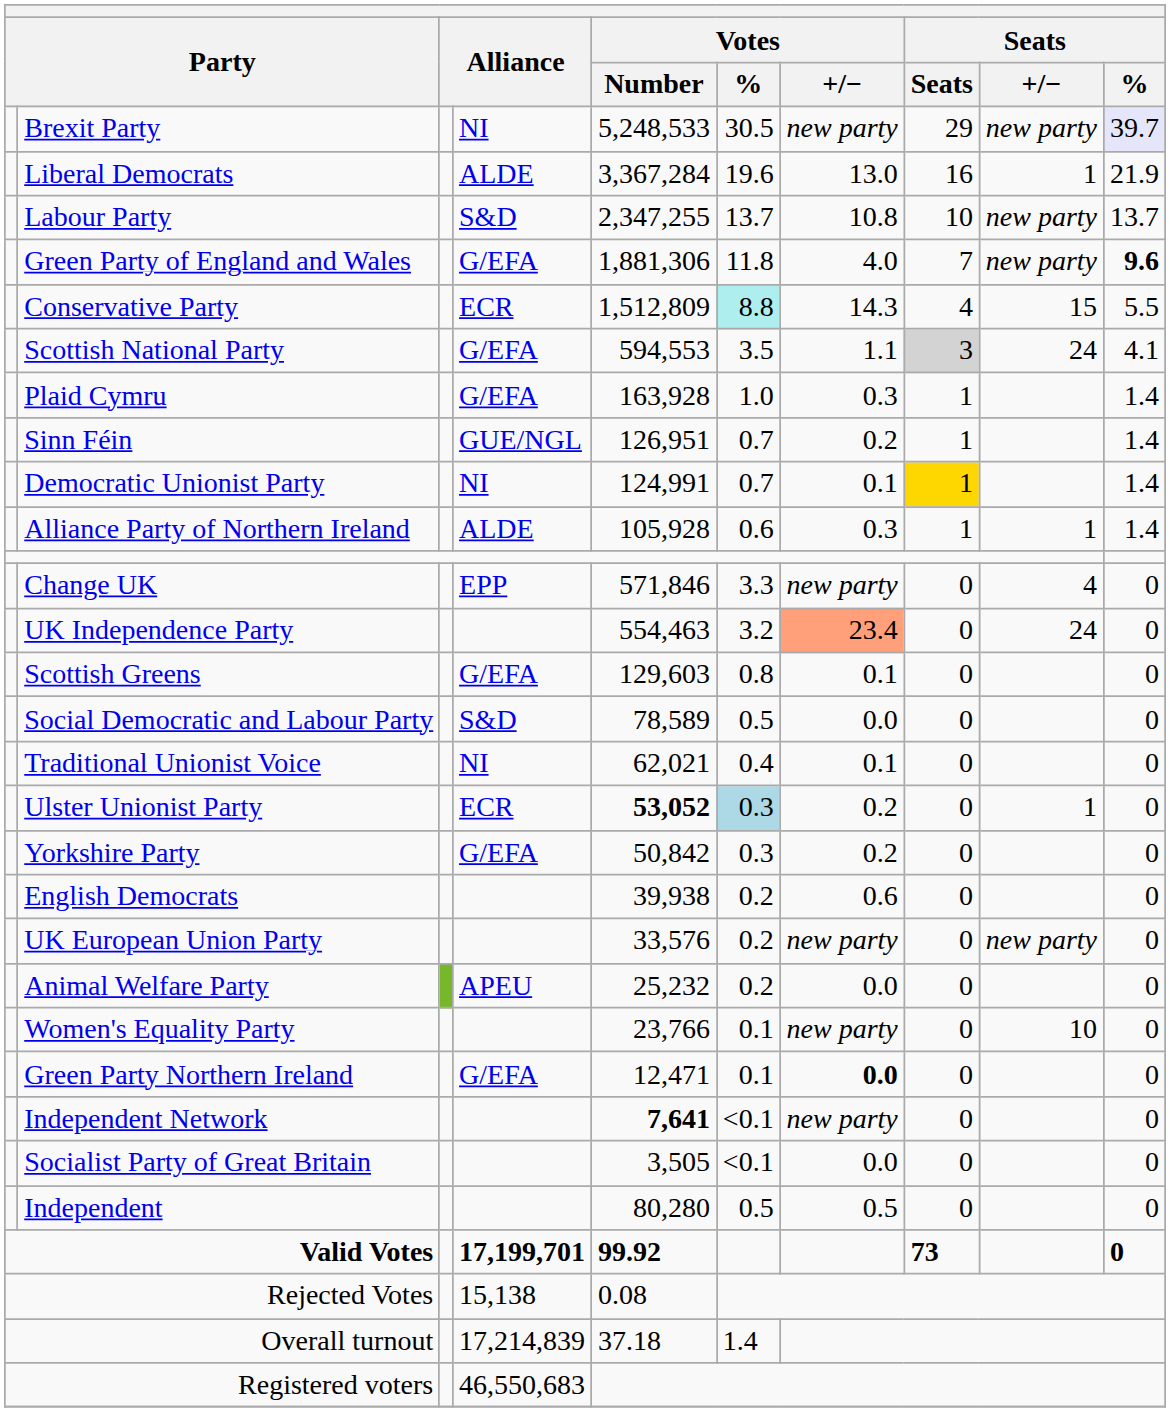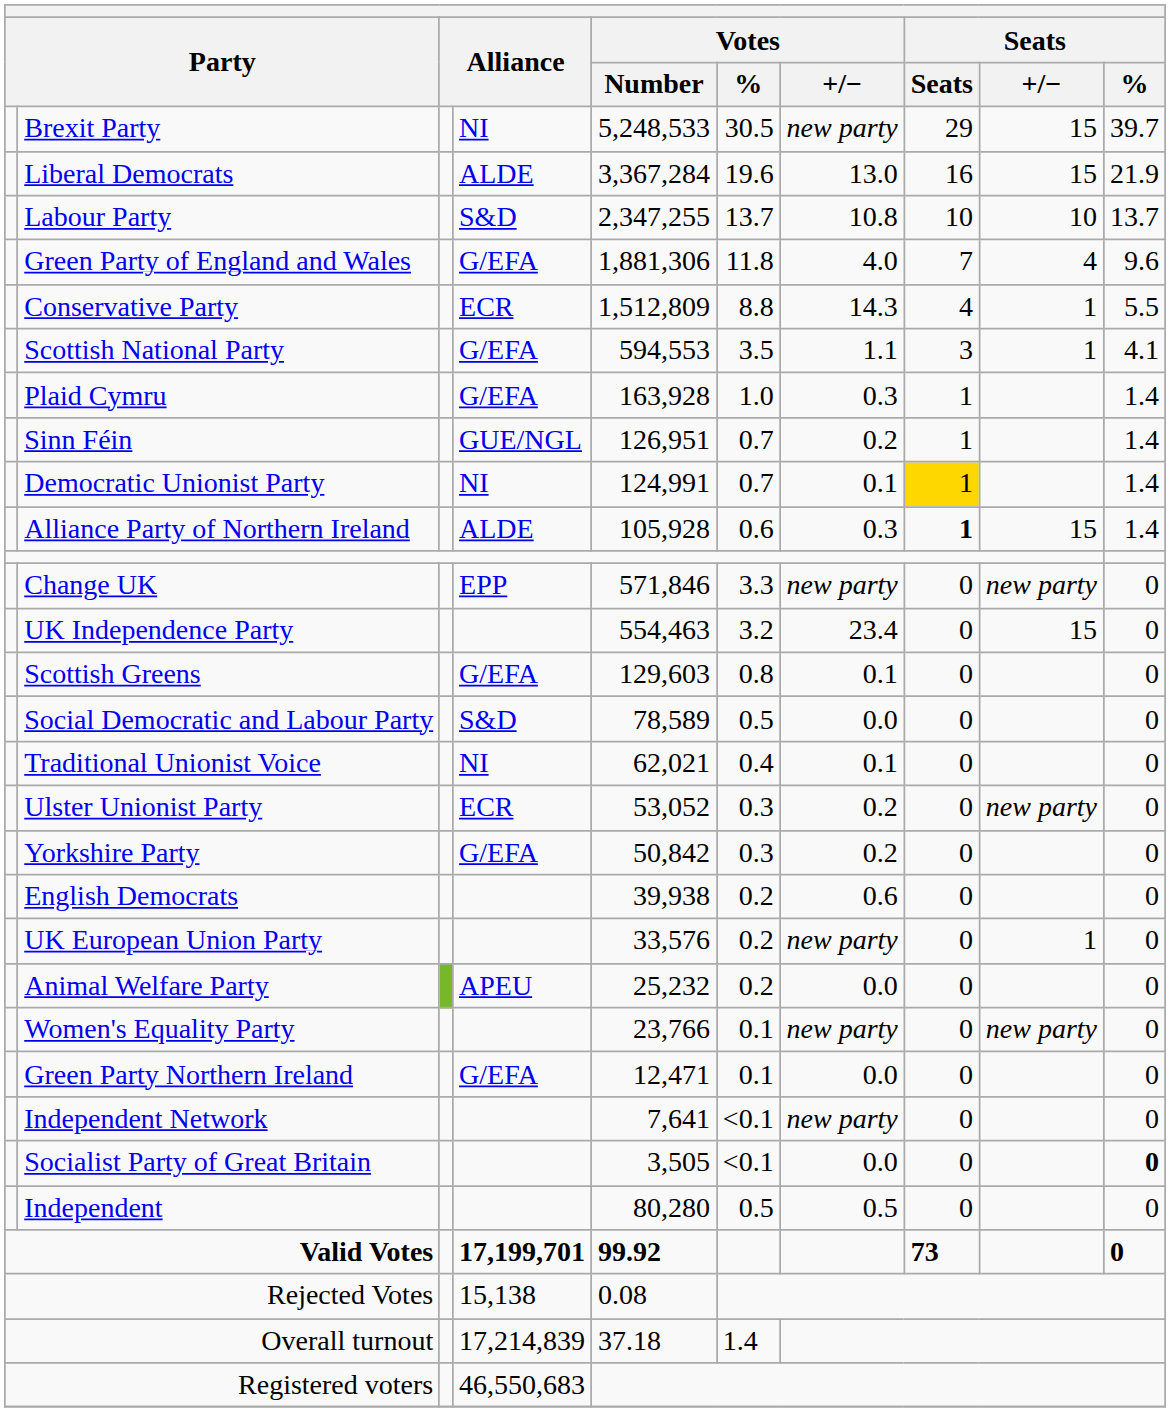(1041, 128) new party -> (1083, 128) 15
(1134, 128) lavender background -> (1134, 128) no background
(1090, 172) 1 -> (1083, 172) 15
(1041, 217) new party -> (1083, 217) 10
(1041, 261) new party -> (1090, 261) 4
(1141, 261) bold -> (1141, 261) normal
(756, 306) paleturquoise background -> (756, 306) no background
(1083, 306) 15 -> (1090, 306) 1
(966, 350) lightgrey background -> (966, 350) no background
(1083, 350) 24 -> (1090, 350) 1
(966, 528) normal -> (966, 528) bold
(1090, 528) 1 -> (1083, 528) 15
(1090, 585) 4 -> (1041, 585) new party
(873, 629) lightsalmon background -> (873, 629) no background
(1083, 629) 24 -> (1083, 629) 15
(671, 807) bold -> (671, 807) normal
(756, 807) lightblue background -> (756, 807) no background
(1090, 807) 1 -> (1041, 807) new party
(1041, 940) new party -> (1090, 940) 1
(1083, 1029) 10 -> (1041, 1029) new party
(880, 1073) bold -> (880, 1073) normal
(678, 1118) bold -> (678, 1118) normal
(1152, 1162) normal -> (1152, 1162) bold
